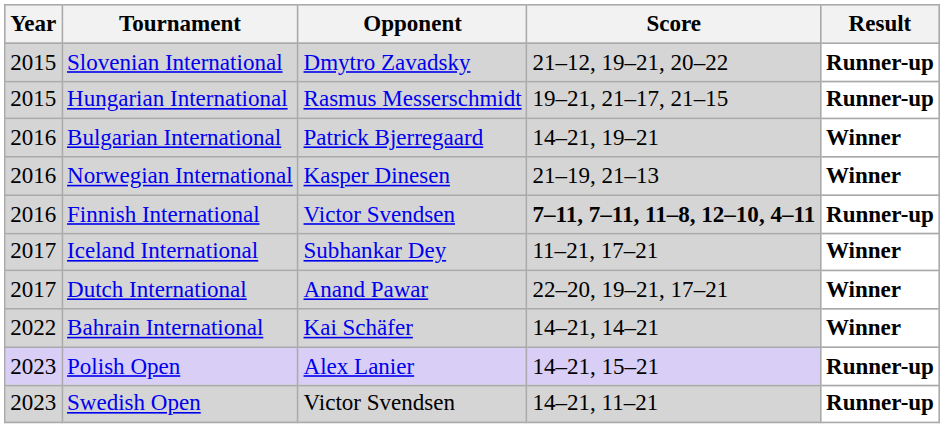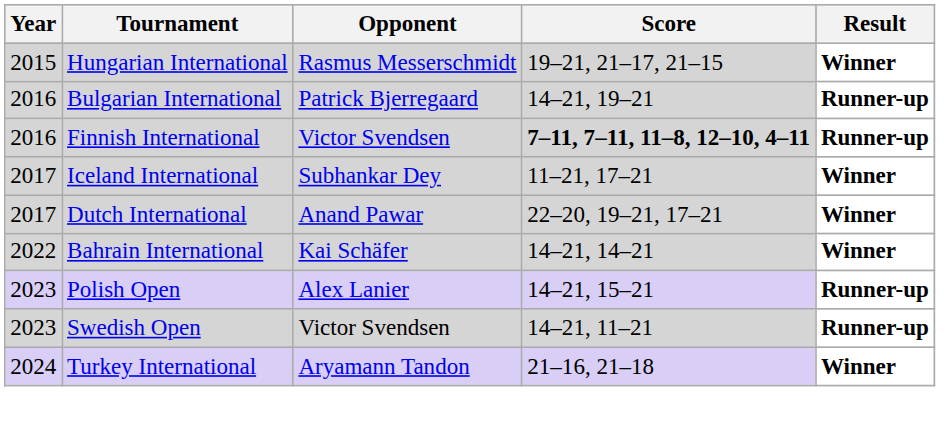- row: (175, 61)
(880, 99) Runner-up -> (858, 61) Winner
(864, 137) Winner -> (875, 99) Runner-up
- row: (180, 175)
+ row: (162, 365)
